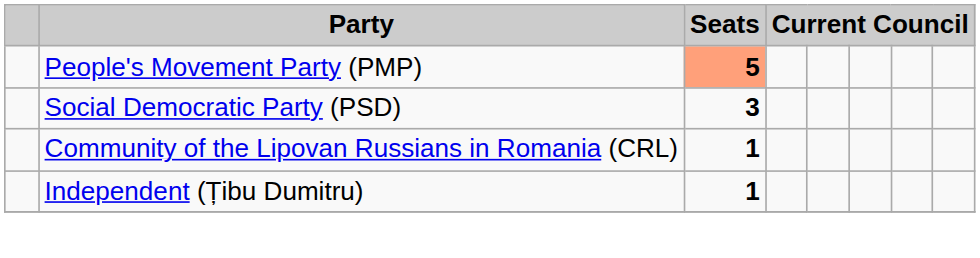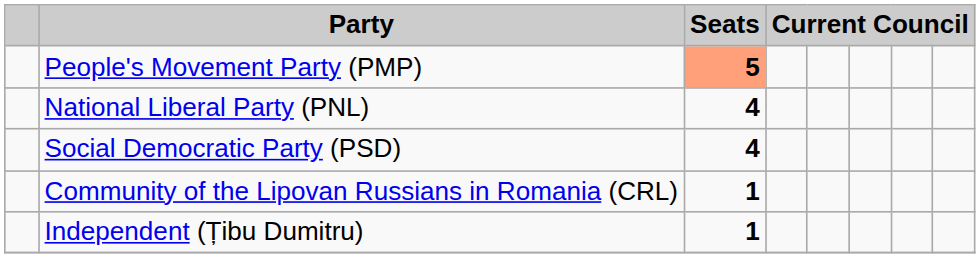+ row: (207, 107)
(752, 107) 3 -> (752, 149) 4
